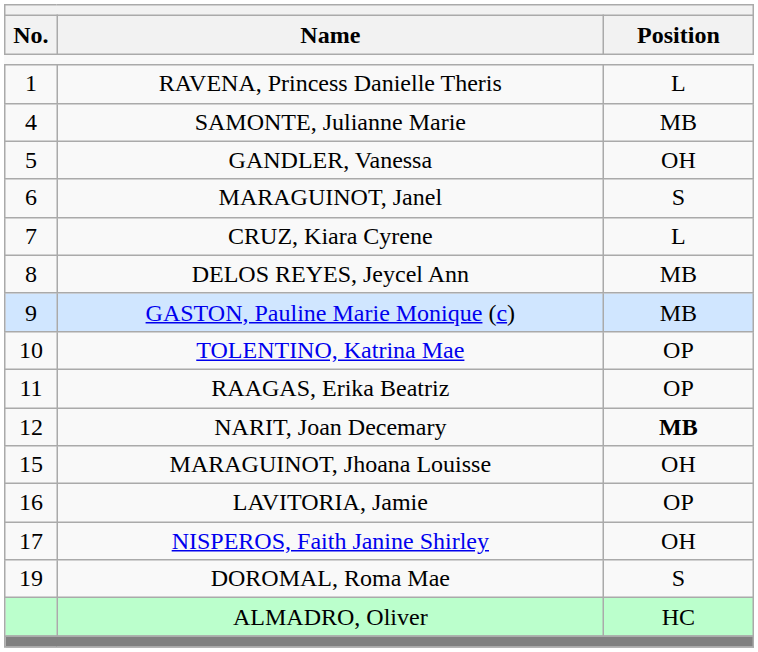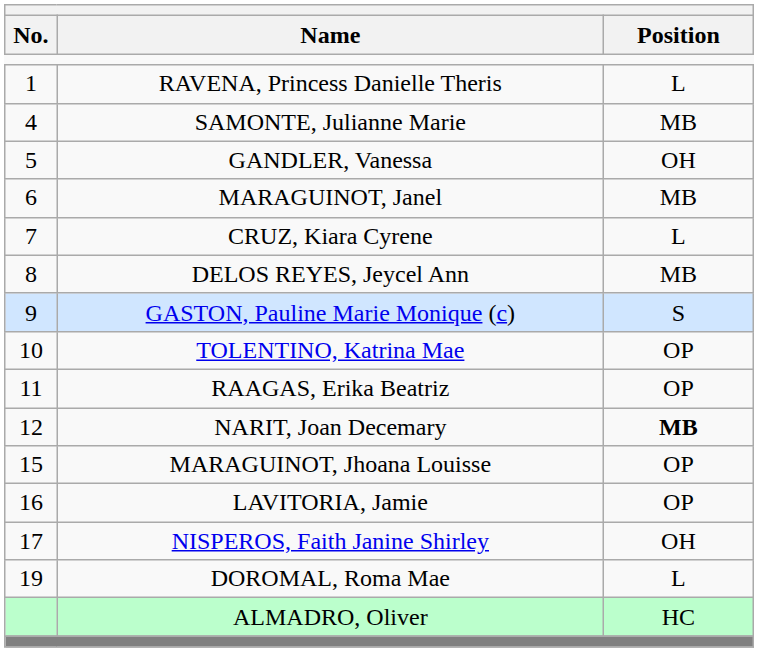(678, 197) S -> (678, 197) MB
(678, 312) MB -> (678, 312) S
(678, 464) OH -> (678, 464) OP
(678, 578) S -> (678, 578) L
